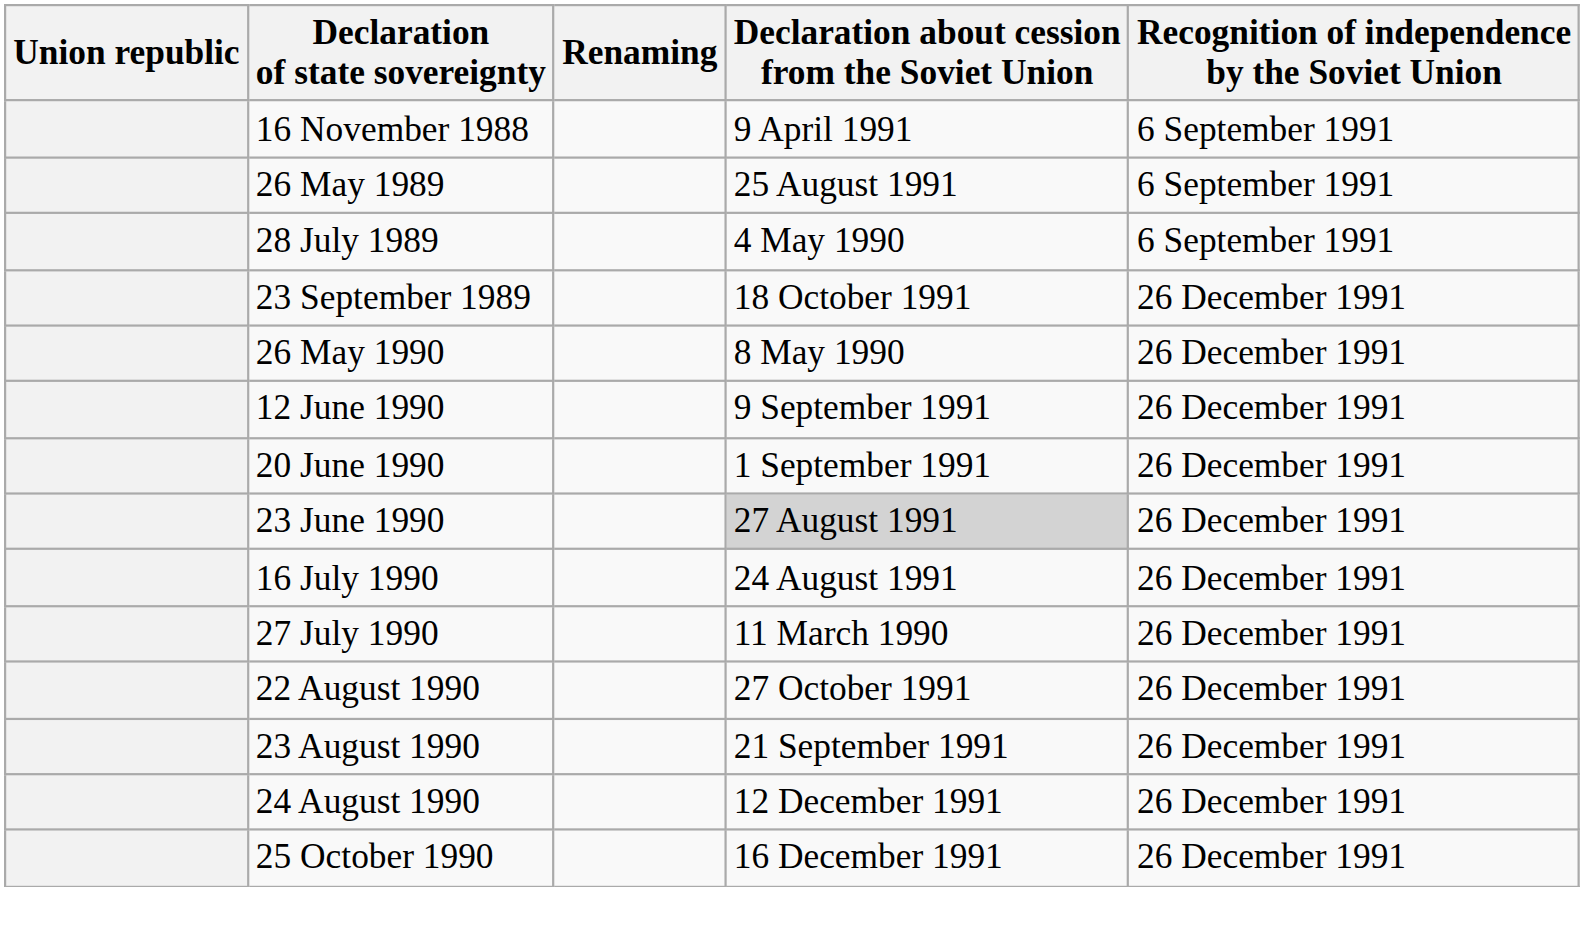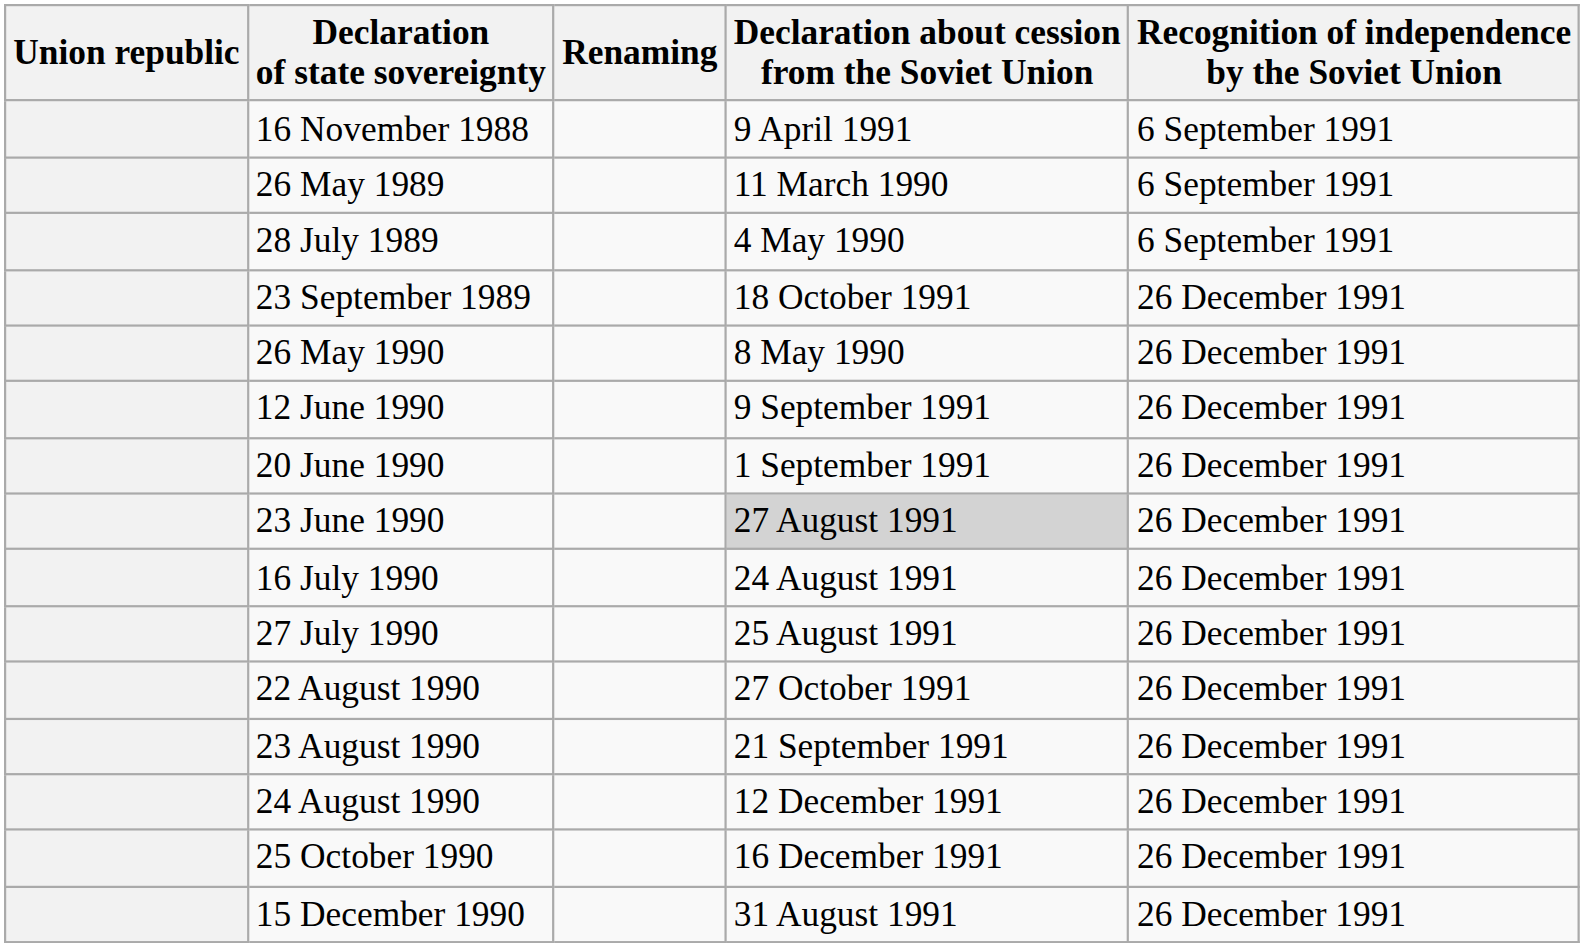(846, 184) 25 August 1991 -> (841, 184) 11 March 1990
(841, 633) 11 March 1990 -> (846, 633) 25 August 1991
+ row: (390, 913)
